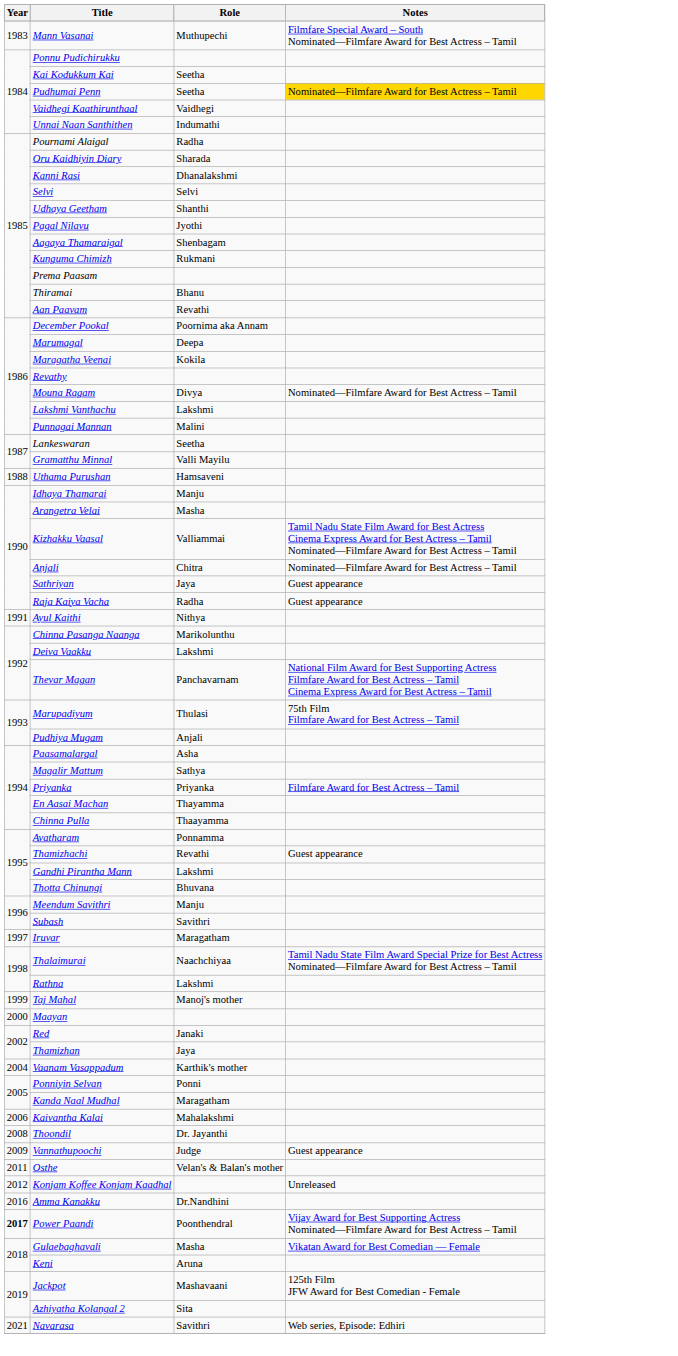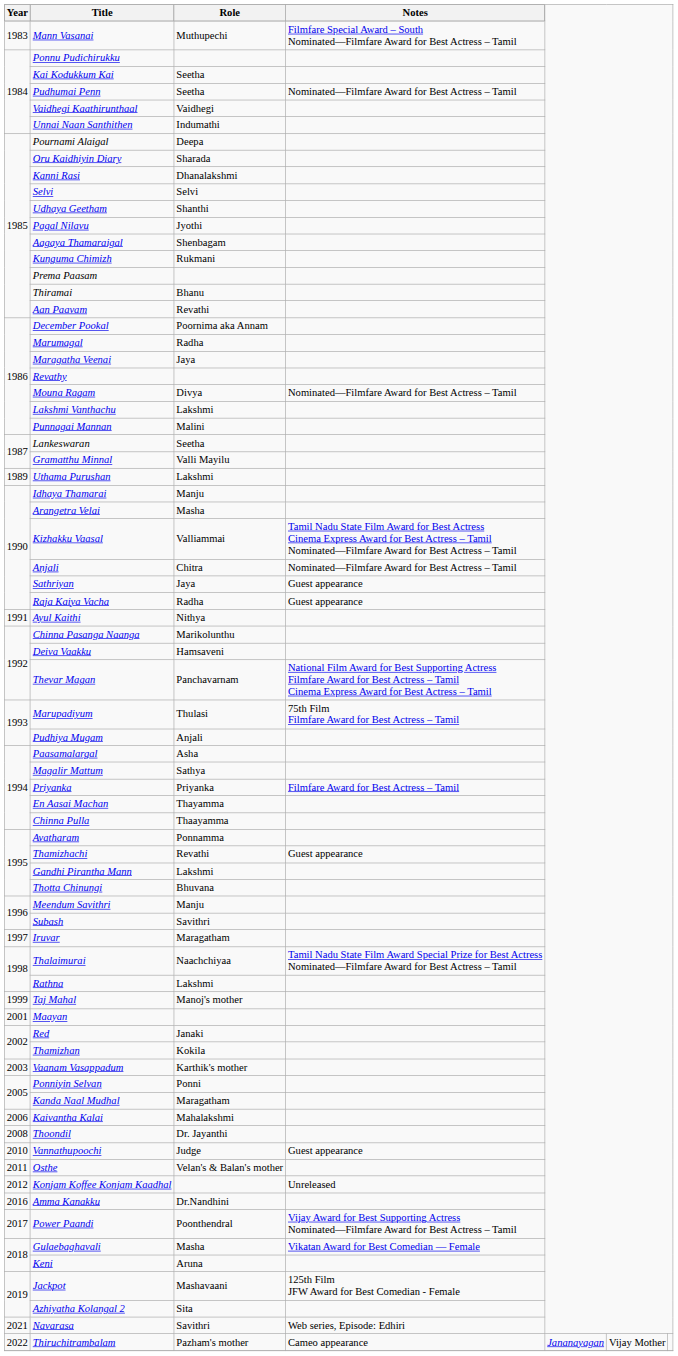(402, 91) gold background -> (402, 91) no background
(190, 141) Radha -> (190, 141) Deepa
(190, 342) Deepa -> (190, 342) Radha
(191, 359) Kokila -> (186, 359) Jaya
(17, 476) 1988 -> (17, 476) 1989
(200, 476) Hamsaveni -> (195, 476) Lakshmi
(195, 651) Lakshmi -> (200, 651) Hamsaveni
(17, 1017) 2000 -> (17, 1017) 2001
(186, 1050) Jaya -> (191, 1050) Kokila
(17, 1067) 2004 -> (17, 1067) 2003
(17, 1151) 2009 -> (17, 1151) 2010
(17, 1224) bold -> (17, 1224) normal
+ row: (74, 1342)
